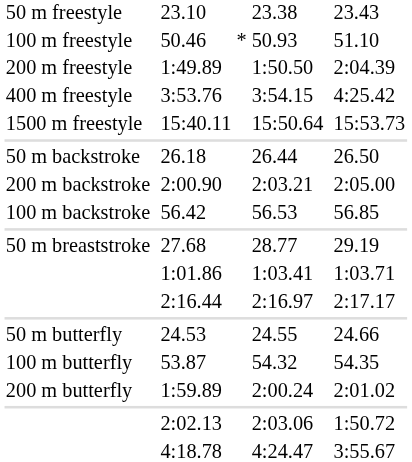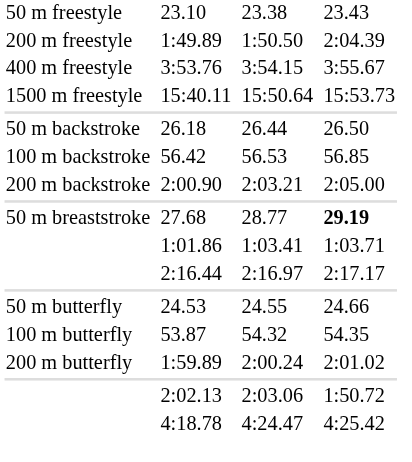- row: (69, 40)
(364, 95) 4:25.42 -> (354, 67) 3:55.67
rows swapped: (78, 212) <-> (78, 184)
(356, 245) normal -> (346, 217) bold
(364, 451) 3:55.67 -> (354, 423) 4:25.42
